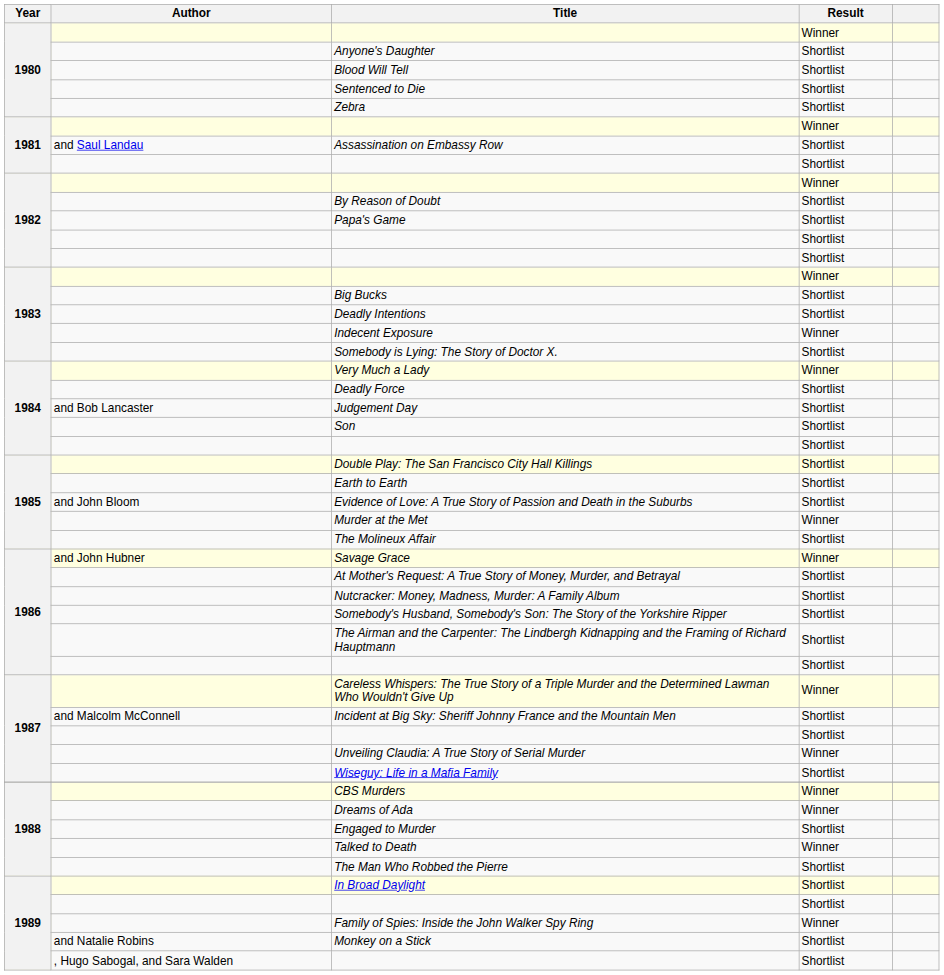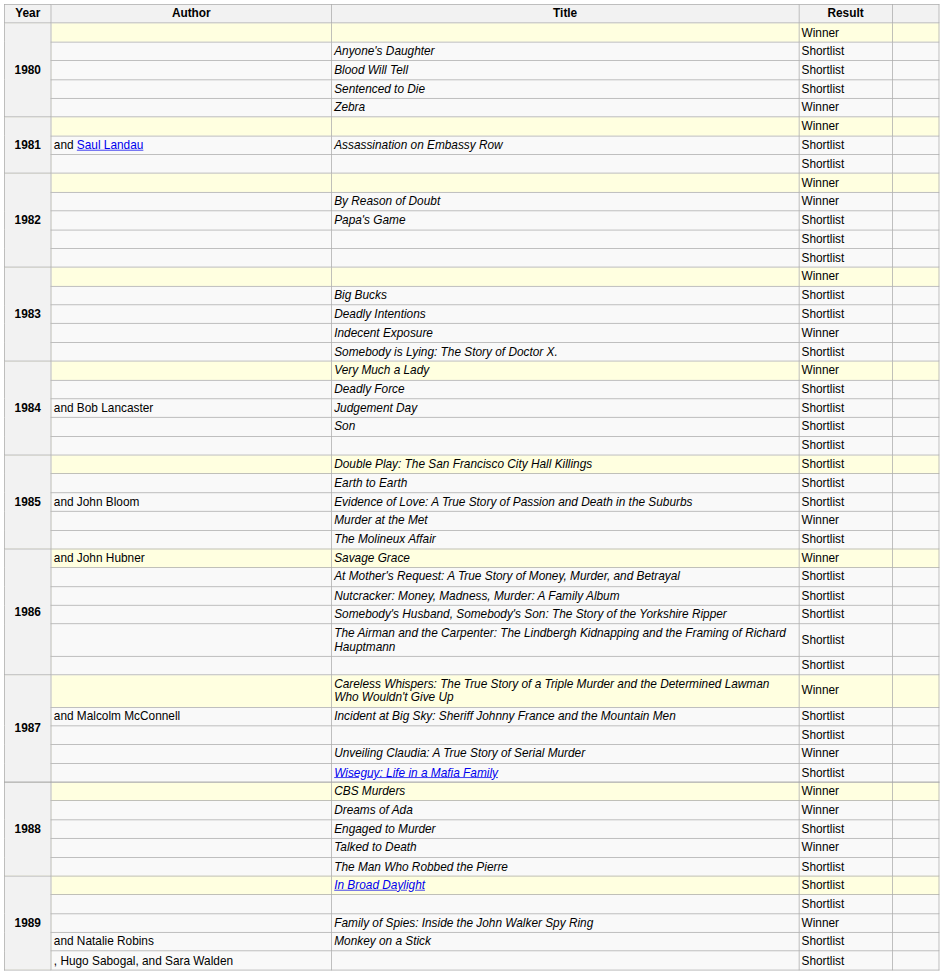(823, 107) Shortlist -> (820, 107) Winner
(823, 201) Shortlist -> (820, 201) Winner
